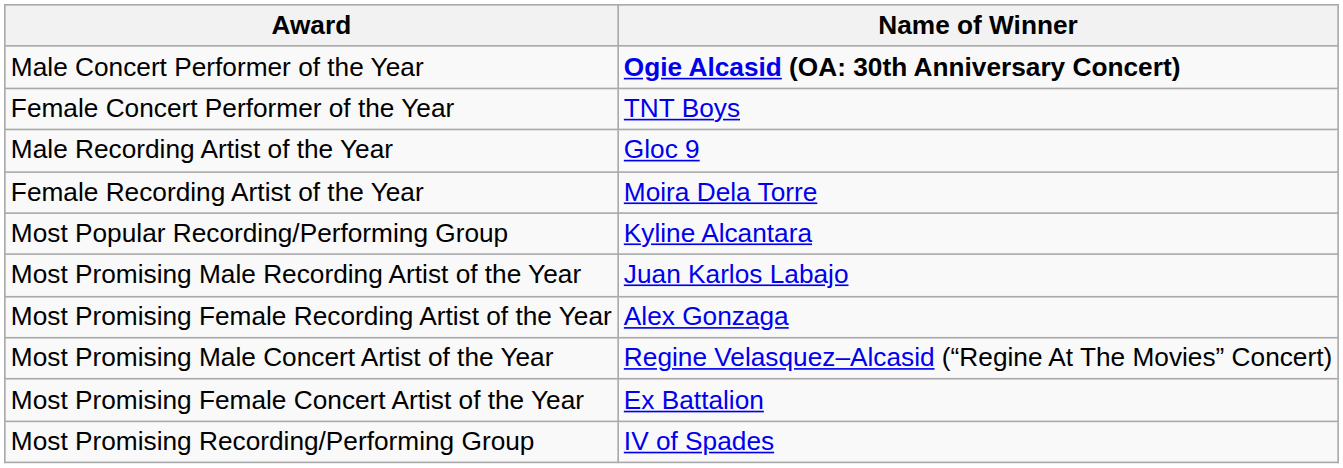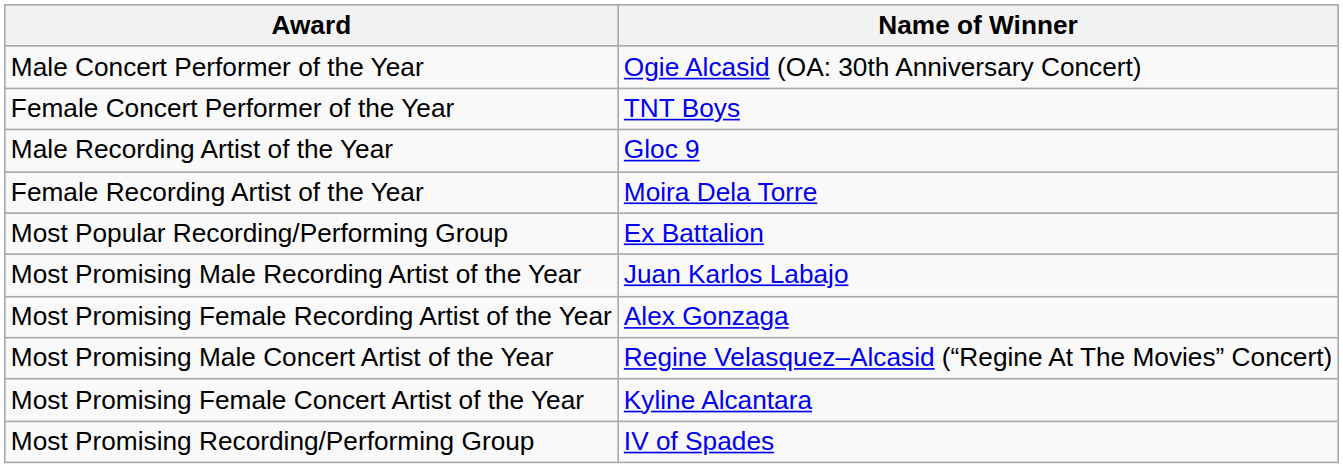(902, 66) bold -> (883, 66) normal
(718, 233) Kyline Alcantara -> (694, 233) Ex Battalion
(694, 399) Ex Battalion -> (718, 399) Kyline Alcantara
